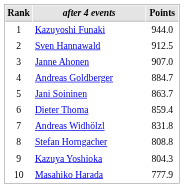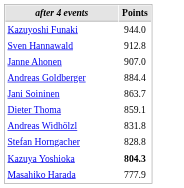- column: (19, 13)
(162, 46) 912.5 -> (135, 46) 912.8
(162, 78) 884.7 -> (135, 78) 884.4
(162, 110) 859.4 -> (135, 110) 859.1
(162, 142) 808.8 -> (135, 142) 828.8
(162, 158) normal -> (135, 158) bold
